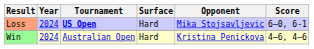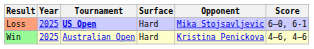(49, 24) 2024 -> (49, 24) 2025
(49, 37) 2024 -> (49, 37) 2025
